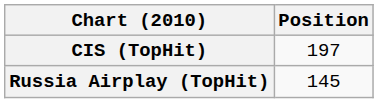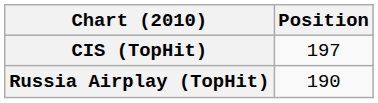(324, 82) 145 -> (324, 82) 190
